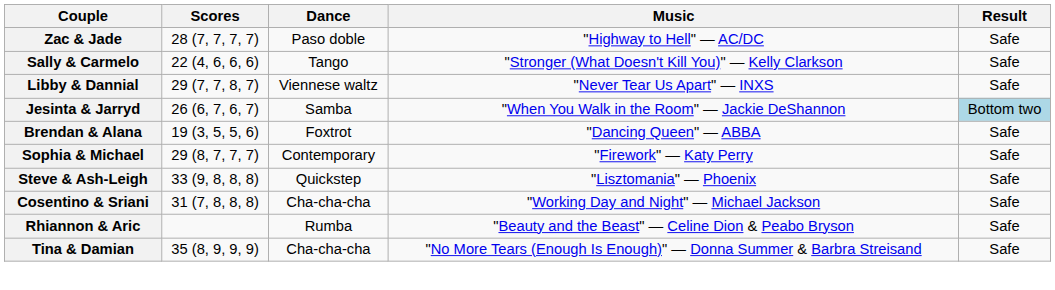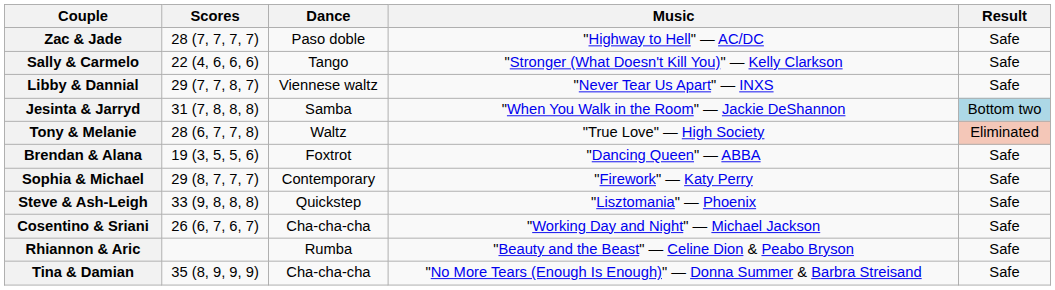(215, 109) 26 (6, 7, 6, 7) -> (215, 109) 31 (7, 8, 8, 8)
+ row: (83, 132)
(215, 202) 31 (7, 8, 8, 8) -> (215, 226) 26 (6, 7, 6, 7)
